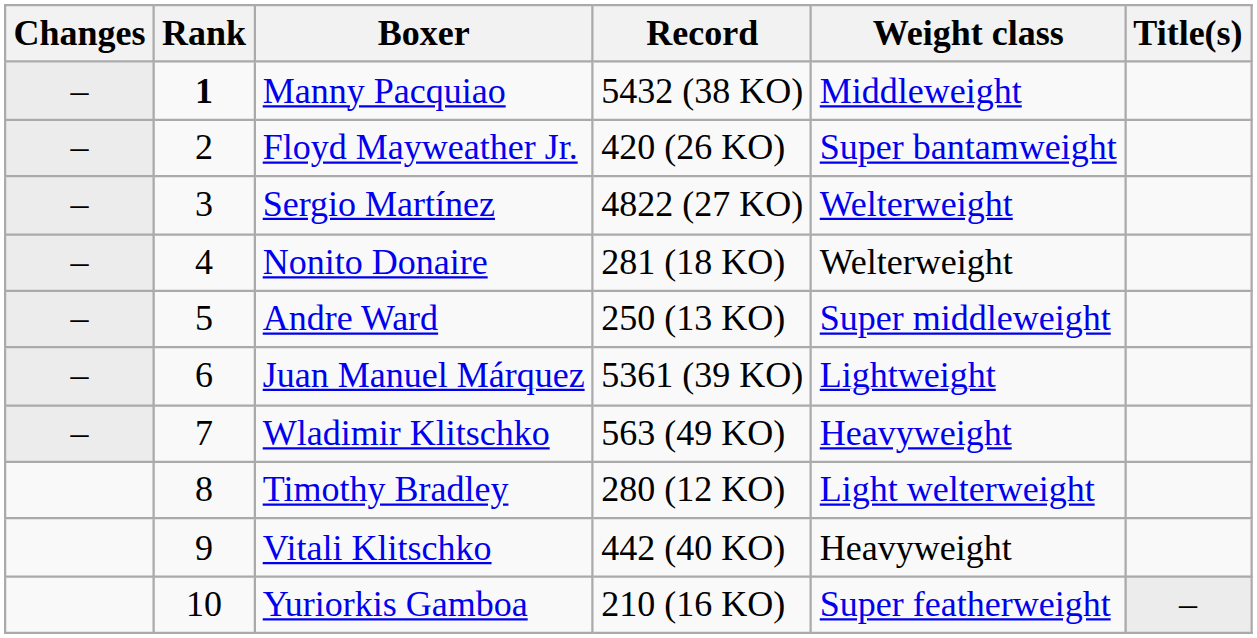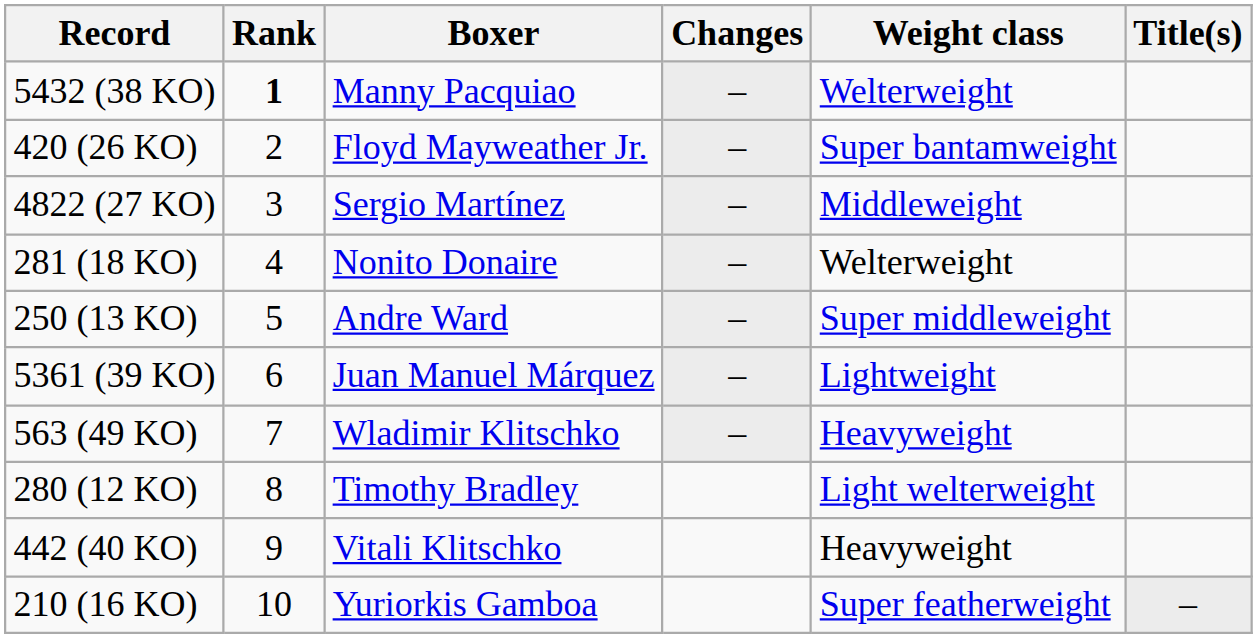columns swapped: (79, 33) <-> (702, 33)
(921, 90) Middleweight -> (916, 90) Welterweight
(916, 204) Welterweight -> (921, 204) Middleweight
